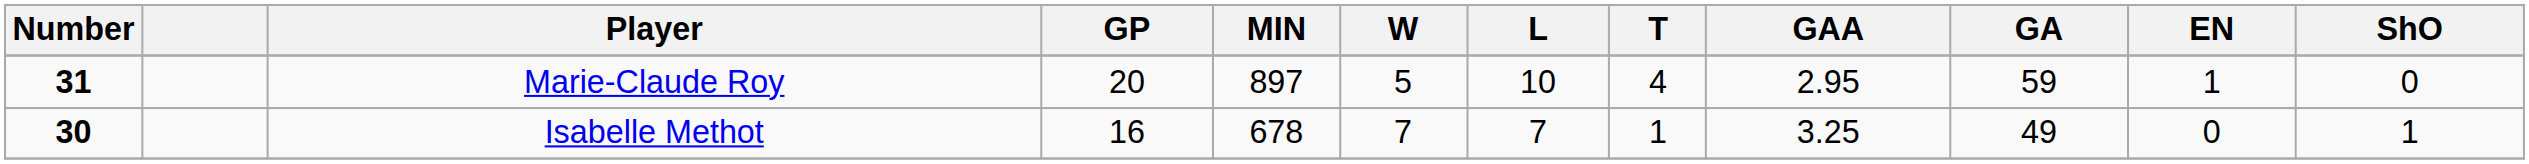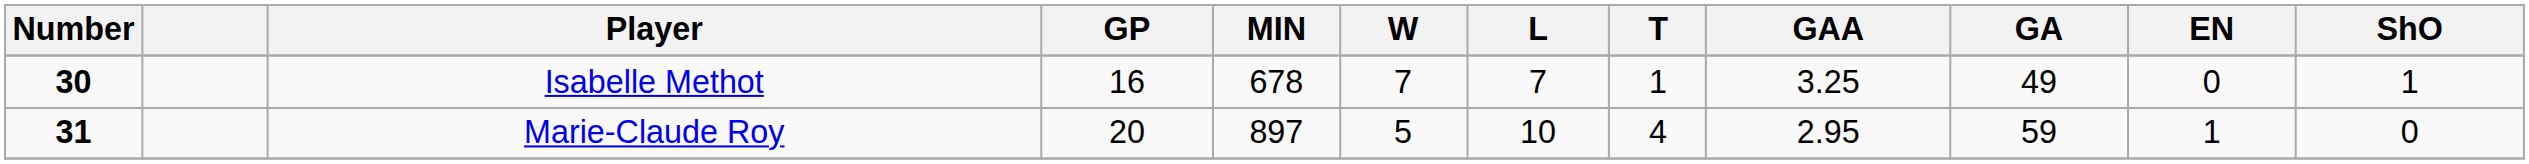rows swapped: (654, 81) <-> (654, 132)
